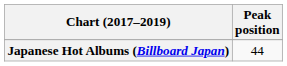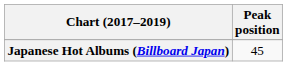(257, 50) 44 -> (257, 50) 45
